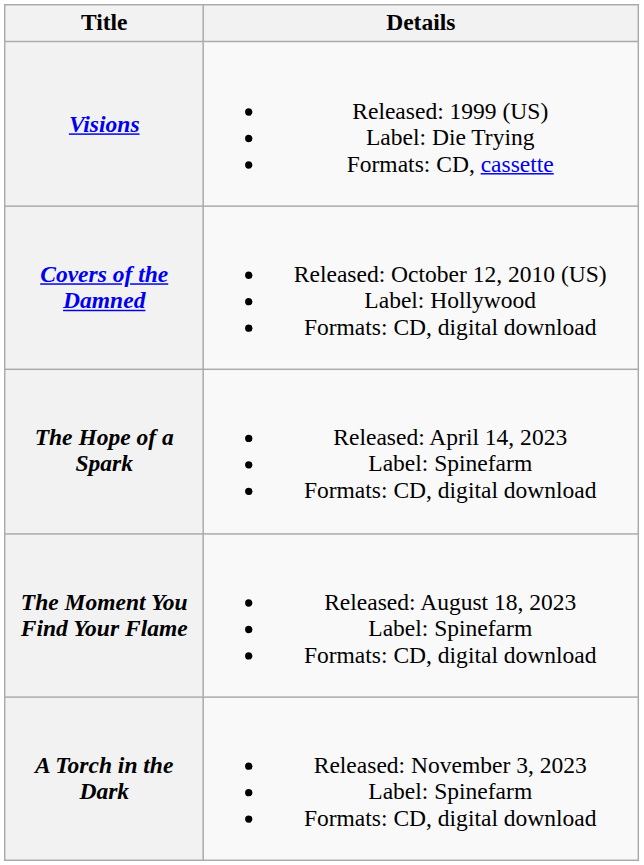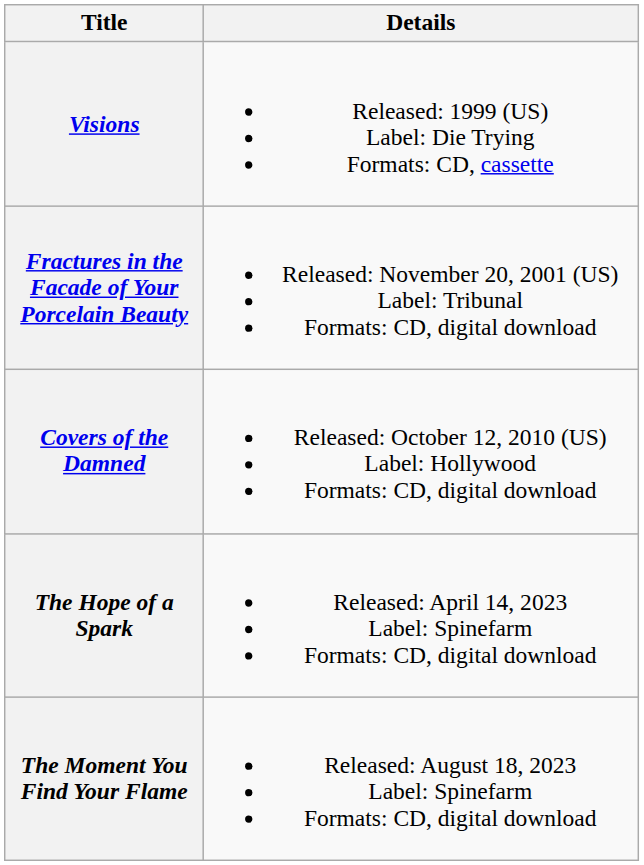+ row: (104, 287)
- row: (104, 778)
